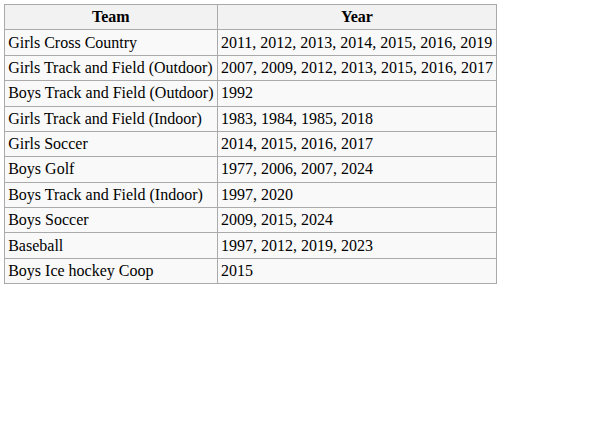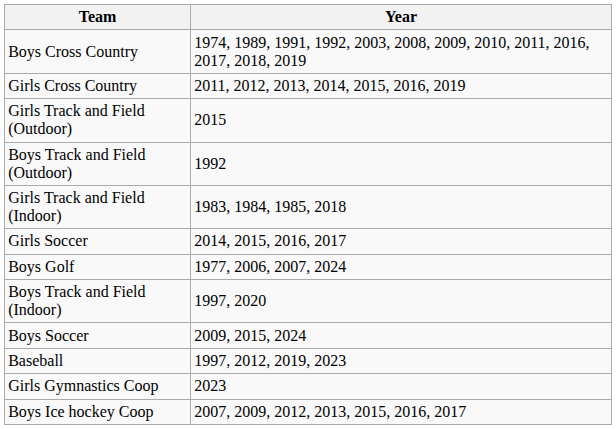+ row: (73, 51)
(357, 67) 2007, 2009, 2012, 2013, 2015, 2016, 2017 -> (210, 120) 2015
+ row: (83, 386)
(237, 270) 2015 -> (330, 411) 2007, 2009, 2012, 2013, 2015, 2016, 2017
